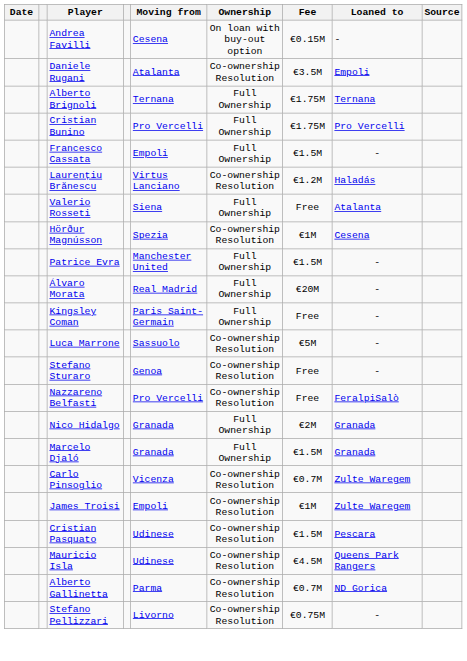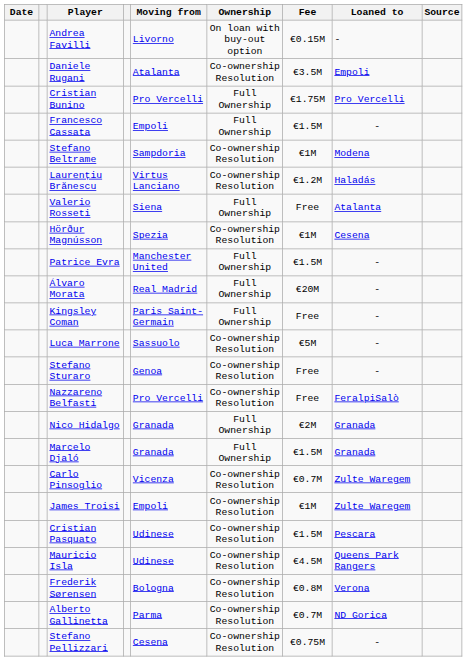(150, 39) Cesena -> (153, 39) Livorno
- row: (73, 99)
+ row: (73, 154)
+ row: (73, 588)
(153, 615) Livorno -> (150, 642) Cesena
